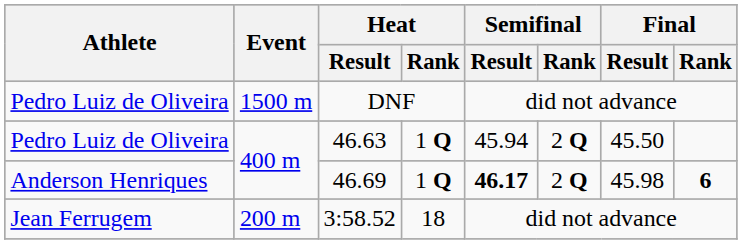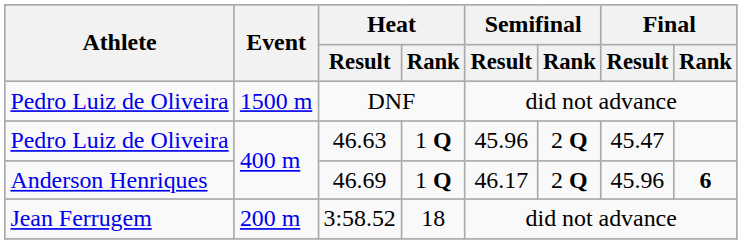(501, 140) 45.94 -> (501, 140) 45.96
(637, 140) 45.50 -> (637, 140) 45.47
(501, 180) bold -> (501, 180) normal
(637, 180) 45.98 -> (637, 180) 45.96
